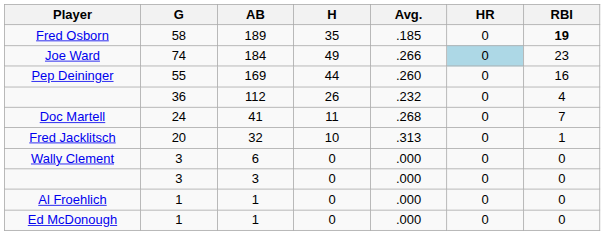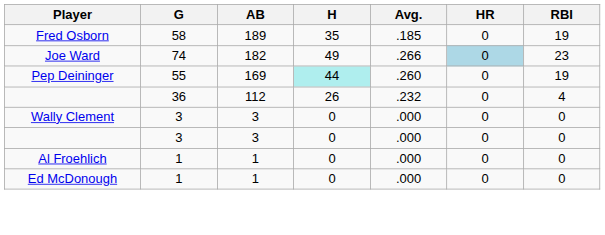(562, 35) bold -> (562, 35) normal
(255, 55) 184 -> (255, 55) 182
(332, 76) no background -> (332, 76) paleturquoise background
(562, 76) 16 -> (562, 76) 19
- row: (72, 117)
- row: (72, 138)
(255, 158) 6 -> (255, 117) 3
